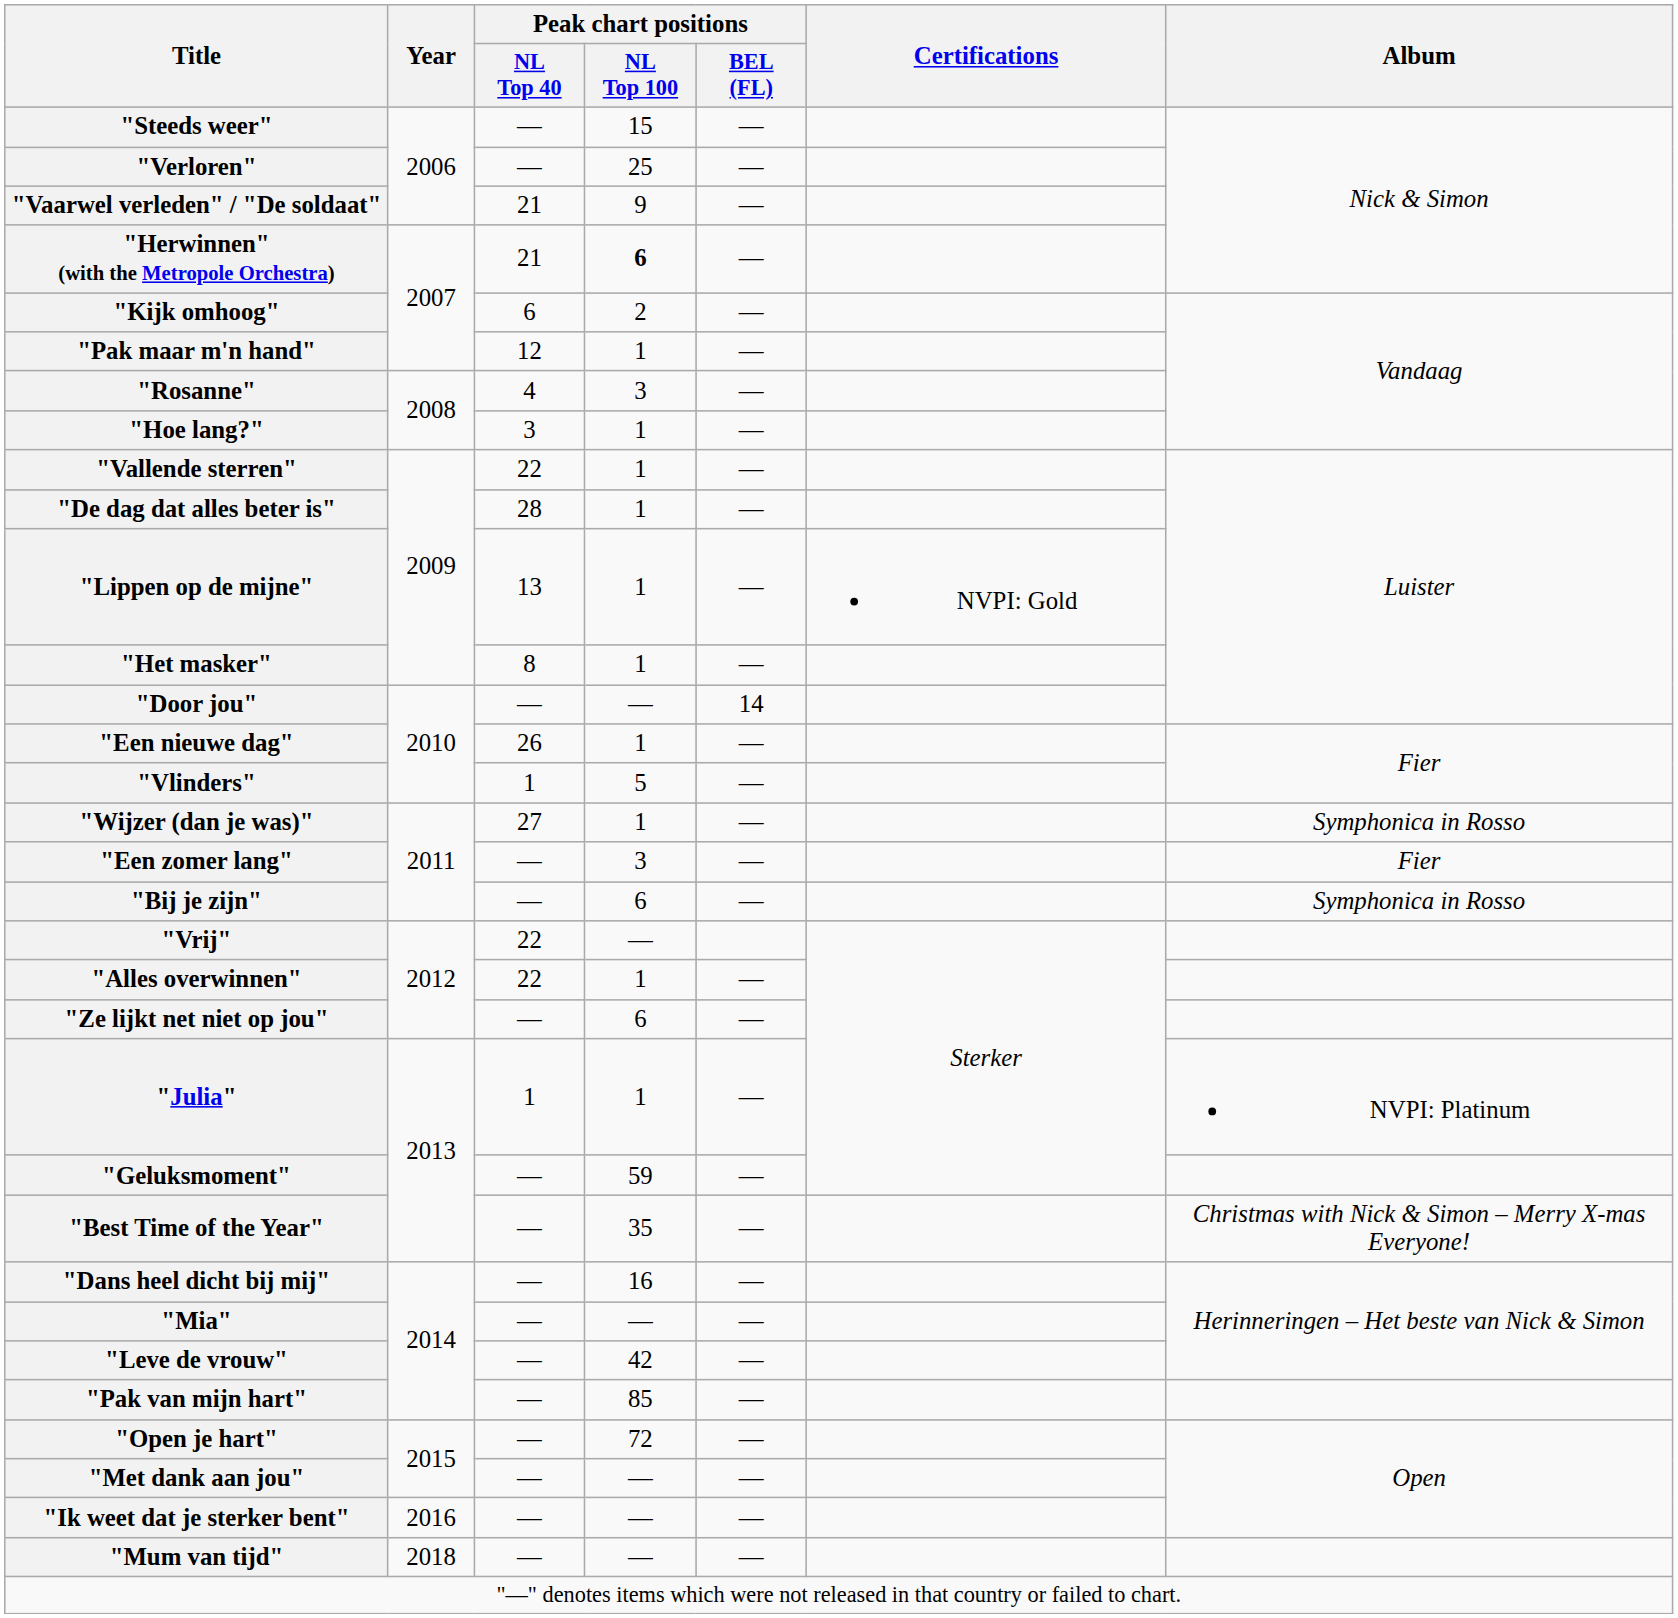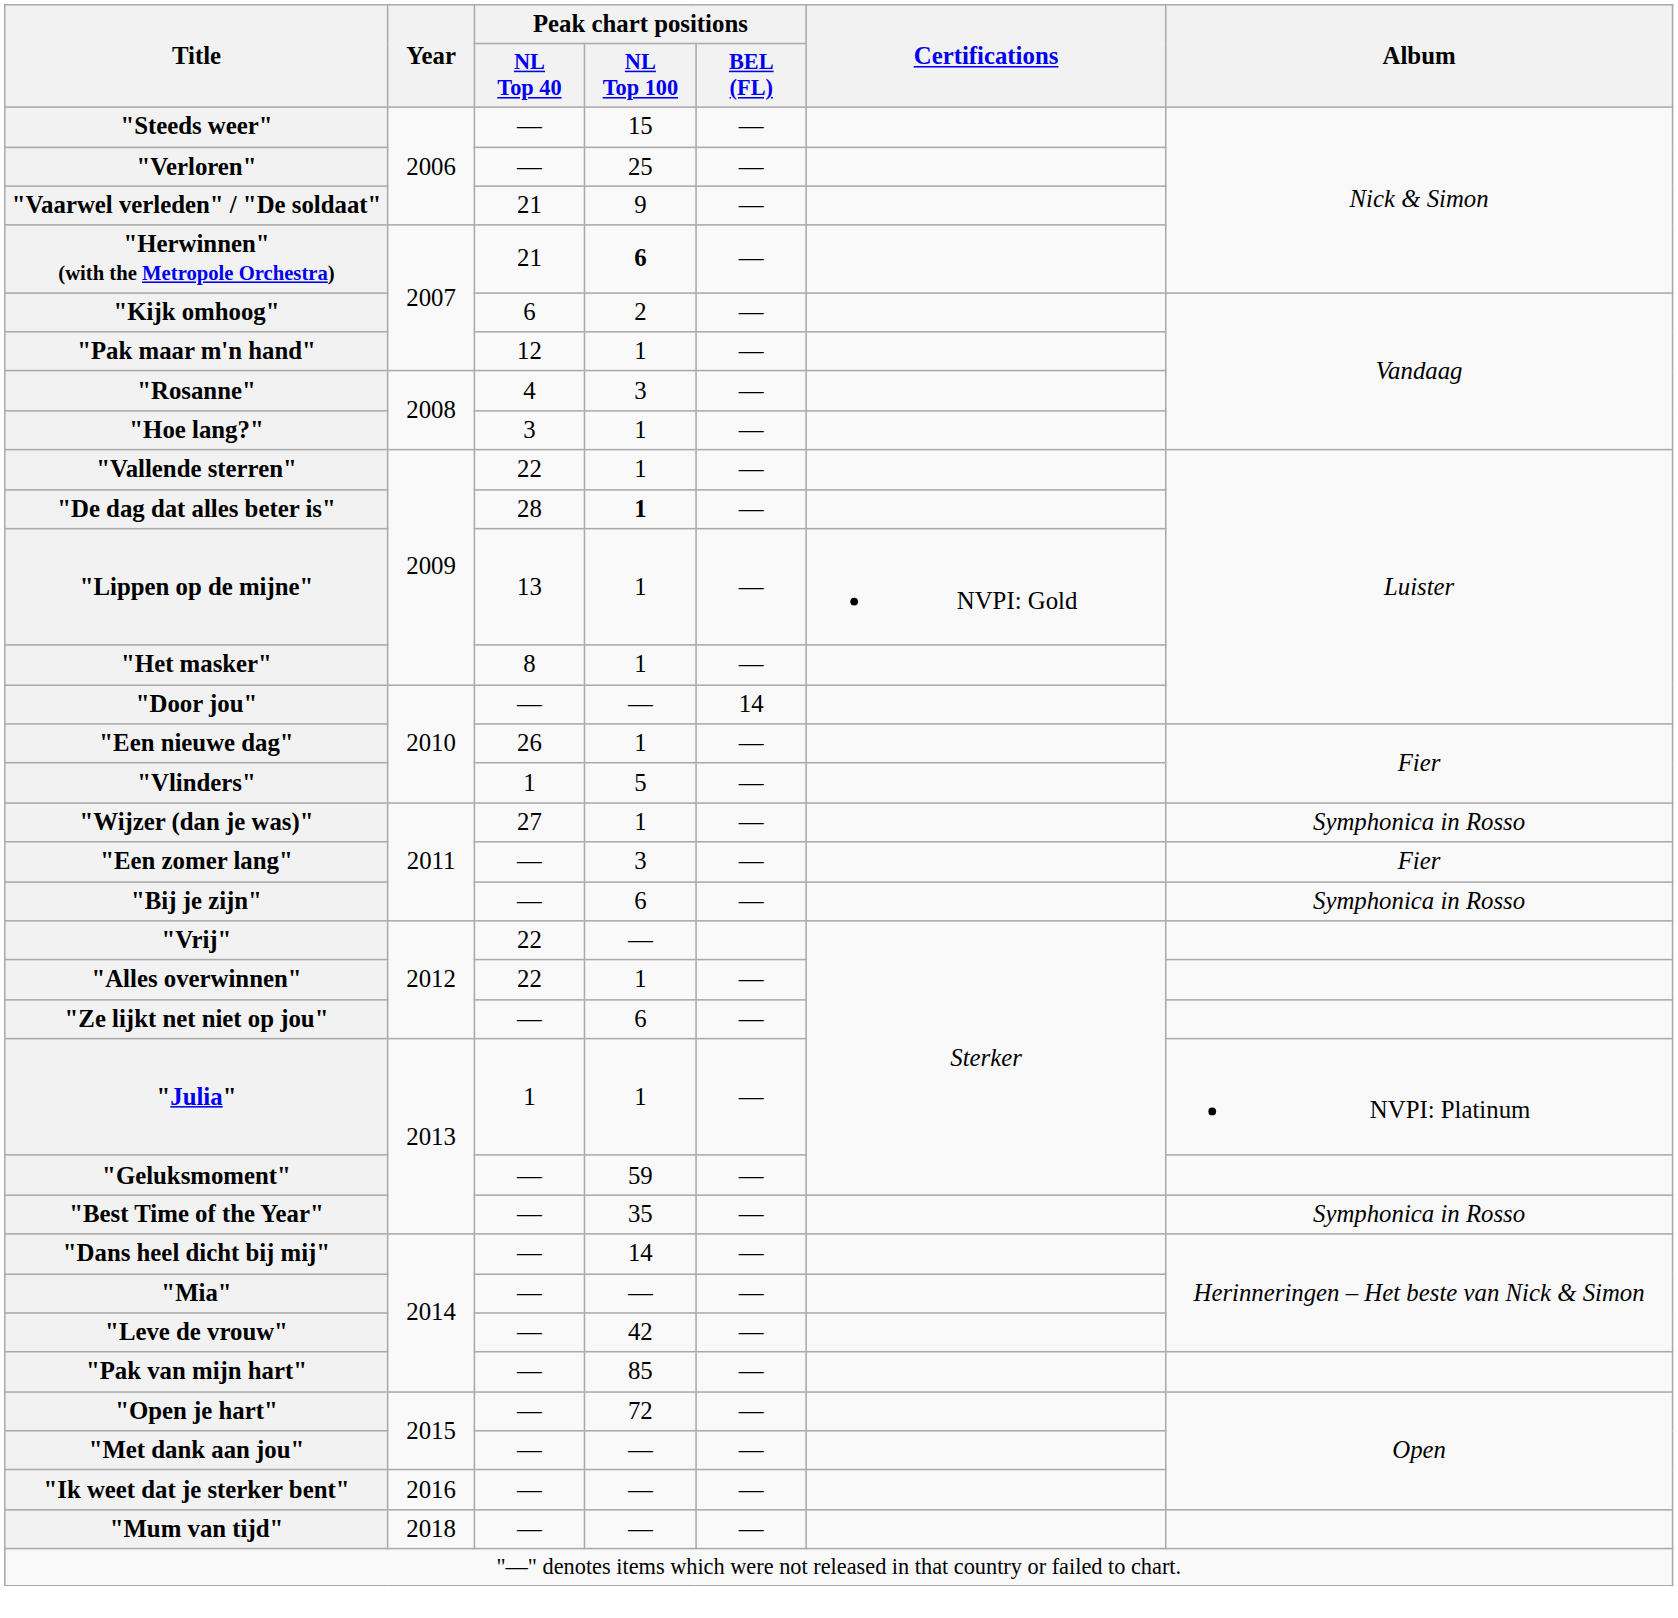(640, 508) normal -> (640, 508) bold
(1419, 1228) Christmas with Nick & Simon – Merry X-mas Everyone! -> (1419, 1214) Symphonica in Rosso
(640, 1281) 16 -> (640, 1253) 14
